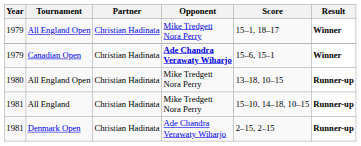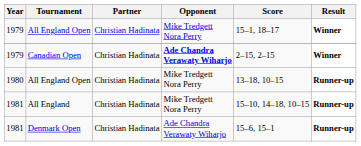(255, 55) 15–6, 15–1 -> (255, 55) 2–15, 2–15
(255, 129) 2–15, 2–15 -> (255, 129) 15–6, 15–1
